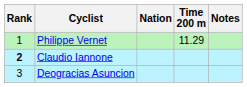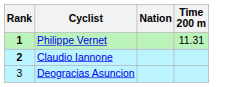- column: (225, 18)
(19, 40) normal -> (19, 40) bold
(191, 40) 11.29 -> (191, 40) 11.31
